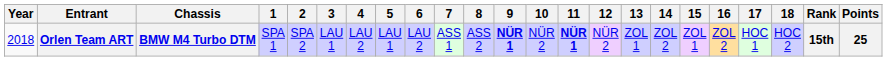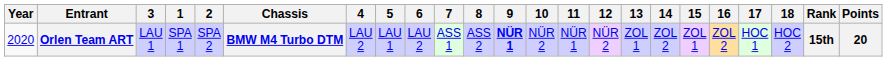columns swapped: (197, 14) <-> (331, 14)
(21, 39) 2018 -> (21, 39) 2020
(574, 39) bold -> (574, 39) normal
(860, 39) 25 -> (860, 39) 20
